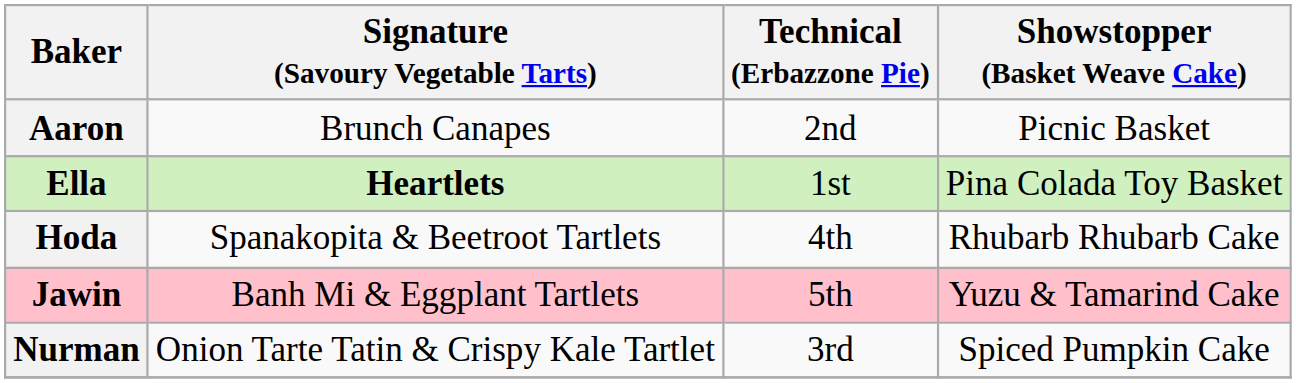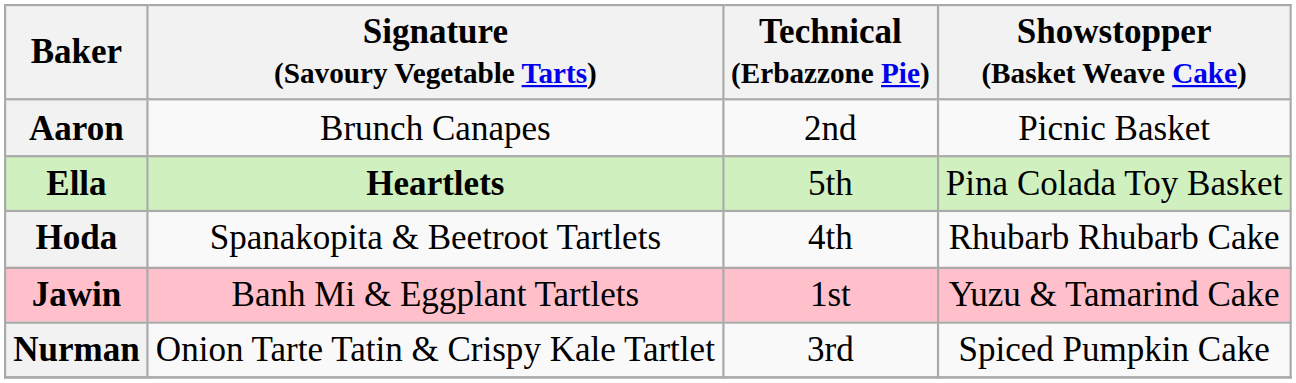(830, 182) 1st -> (830, 182) 5th
(830, 293) 5th -> (830, 293) 1st
